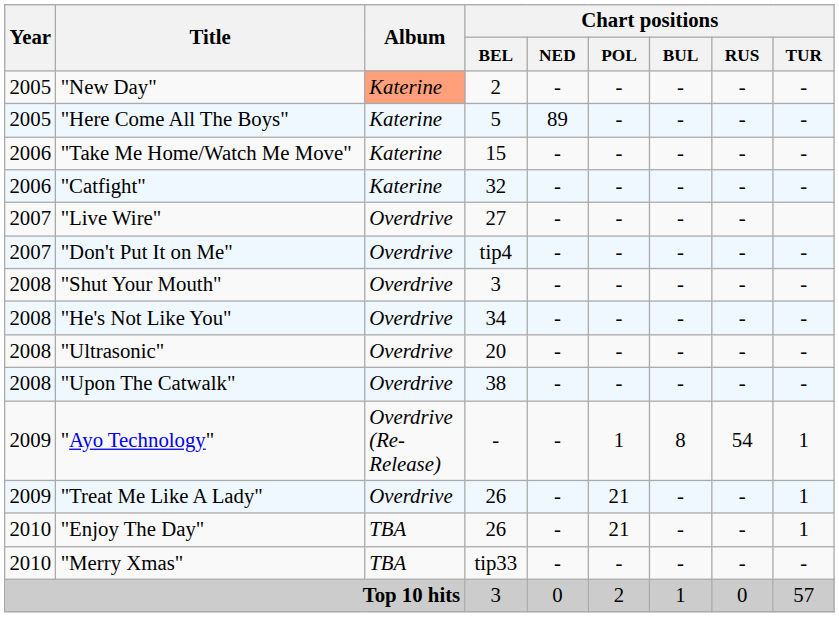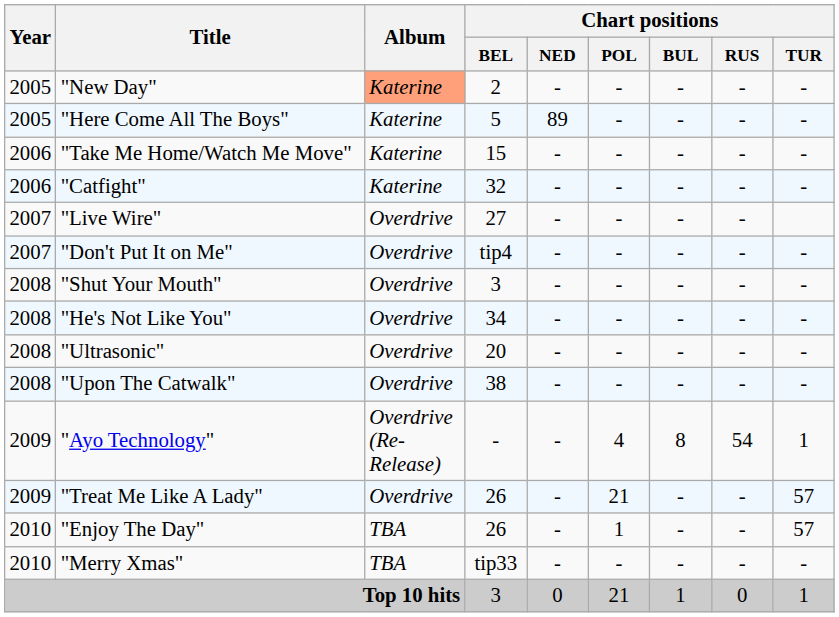(619, 440) 1 -> (619, 440) 4
(804, 496) 1 -> (804, 496) 57
(619, 529) 21 -> (619, 529) 1
(804, 529) 1 -> (804, 529) 57
(619, 595) 2 -> (619, 595) 21
(804, 595) 57 -> (804, 595) 1
